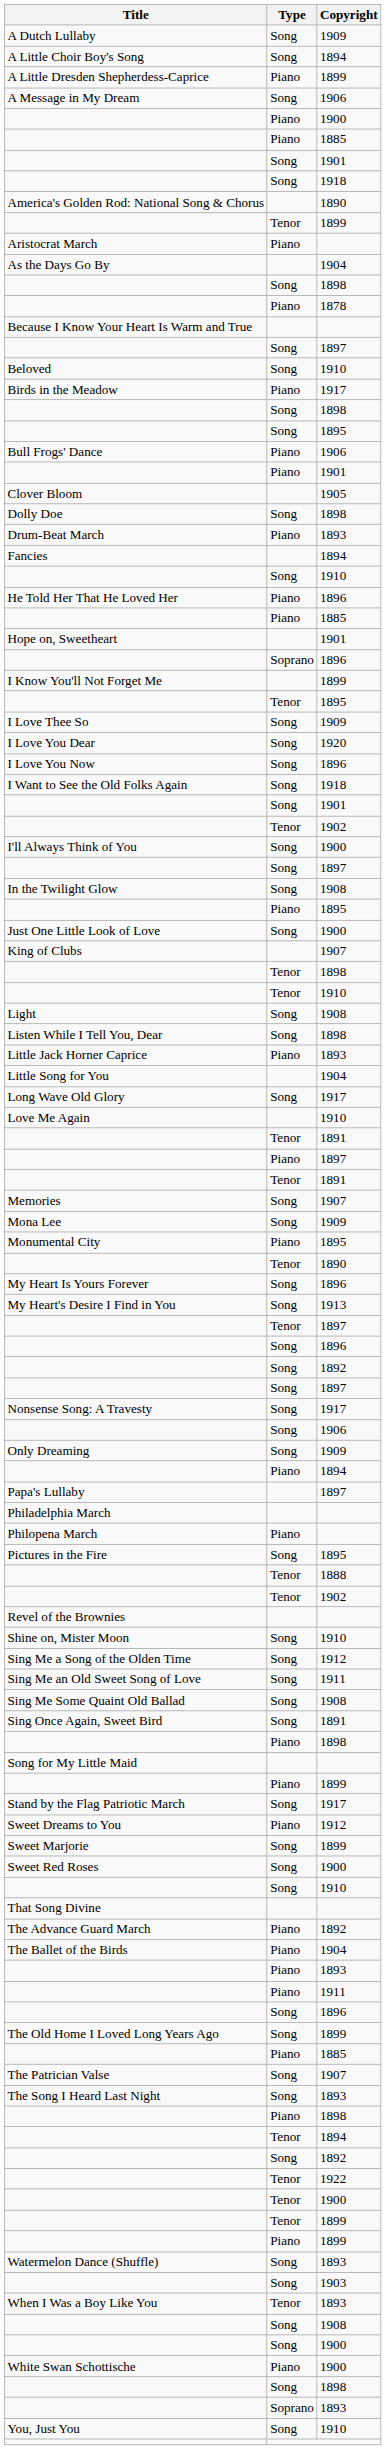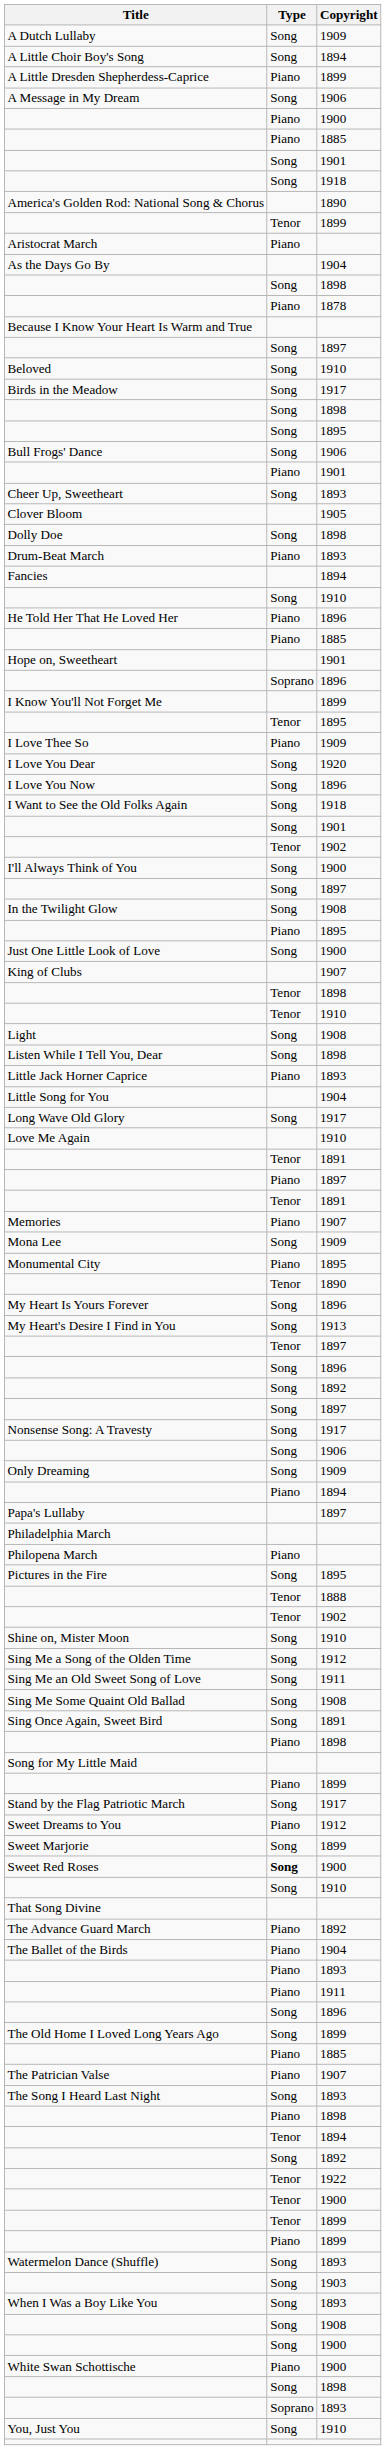(285, 389) Piano -> (284, 389) Song
(285, 451) Piano -> (284, 451) Song
+ row: (65, 493)
(284, 722) Song -> (285, 743) Piano
(284, 1200) Song -> (285, 1221) Piano
- row: (66, 1617)
(284, 1866) normal -> (284, 1866) bold
(284, 2074) Song -> (285, 2074) Piano
(285, 2303) Tenor -> (284, 2303) Song
